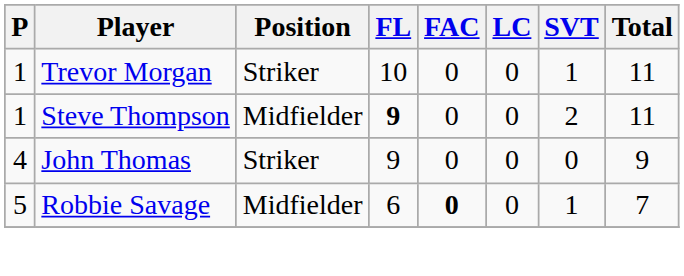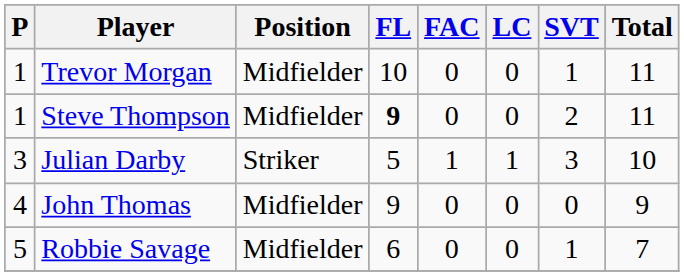(281, 71) Striker -> (303, 71) Midfielder
+ row: (113, 159)
(281, 159) Striker -> (303, 204) Midfielder
(452, 204) bold -> (452, 248) normal
